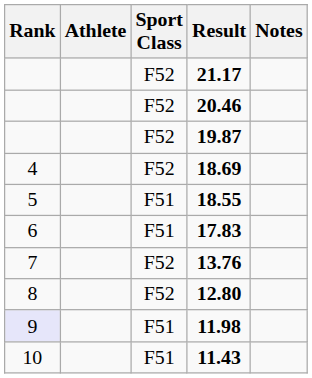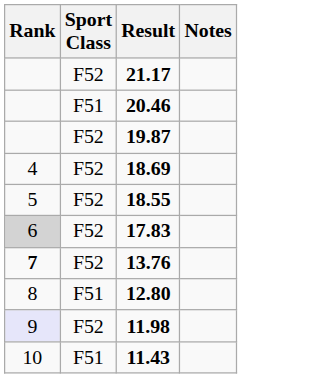- column: (96, 31)
(159, 105) F52 -> (88, 105) F51
(159, 199) F51 -> (88, 199) F52
(32, 231) no background -> (32, 231) lightgrey background
(159, 231) F51 -> (88, 231) F52
(32, 262) normal -> (32, 262) bold
(159, 294) F52 -> (88, 294) F51
(159, 325) F51 -> (88, 325) F52
